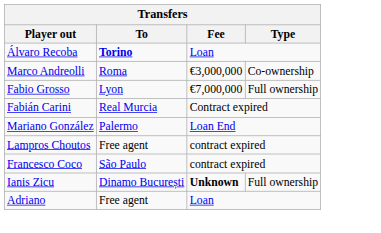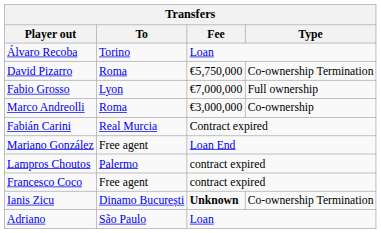(116, 52) bold -> (115, 52) normal
+ row: (40, 71)
rows swapped: (38, 89) <-> (46, 71)
(118, 126) Palermo -> (124, 145) Free agent
(124, 145) Free agent -> (118, 163) Palermo
(123, 163) São Paulo -> (124, 182) Free agent
(283, 182) Full ownership -> (311, 200) Co-ownership Termination
(124, 200) Free agent -> (123, 219) São Paulo
